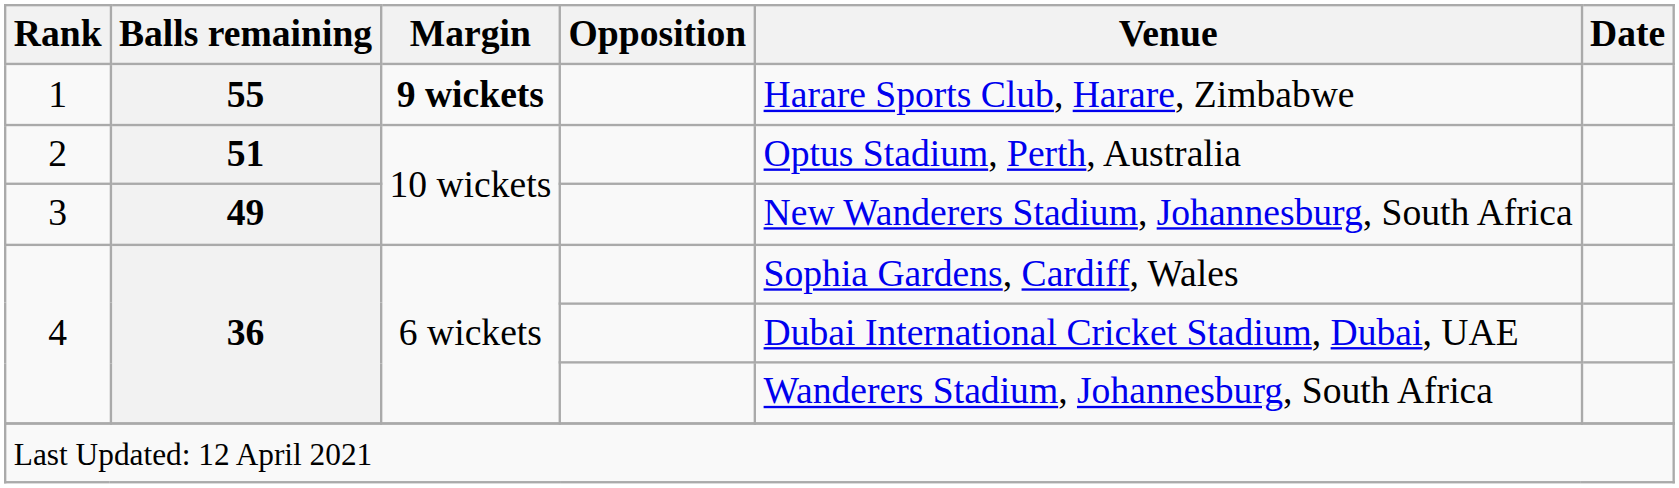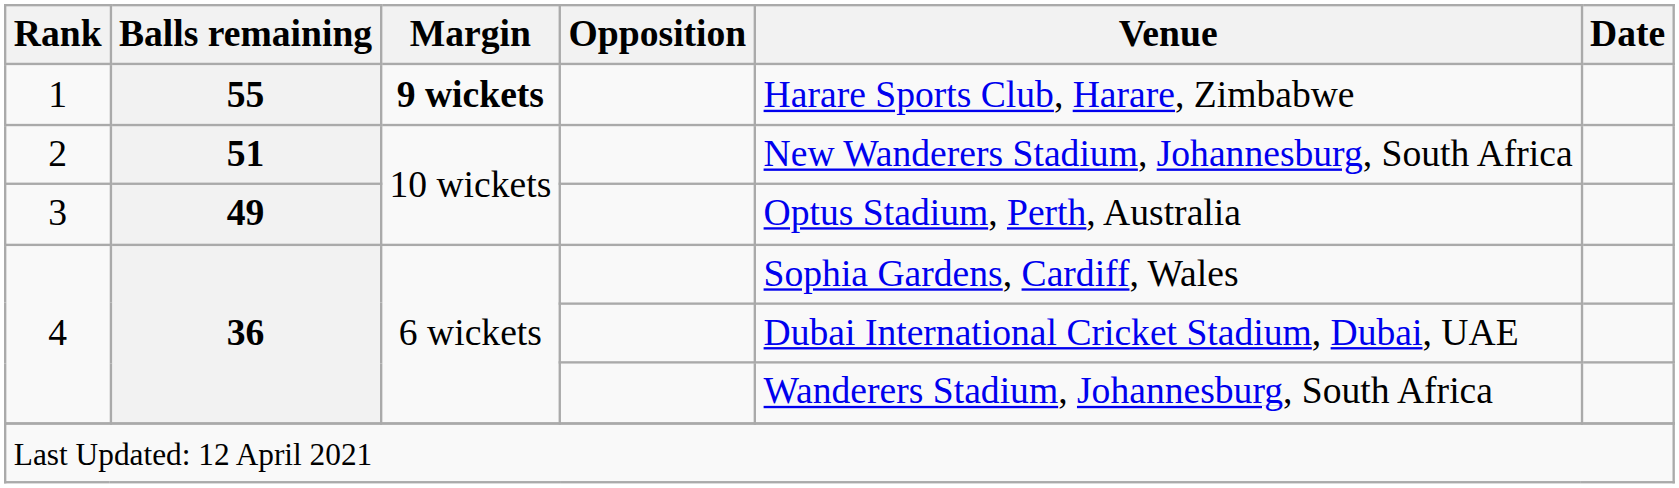(1002, 153) Optus Stadium, Perth, Australia -> (1168, 153) New Wanderers Stadium, Johannesburg, South Africa
(1168, 213) New Wanderers Stadium, Johannesburg, South Africa -> (1002, 213) Optus Stadium, Perth, Australia
